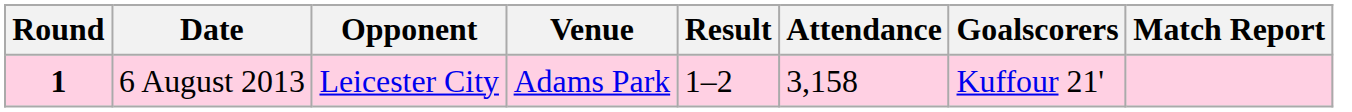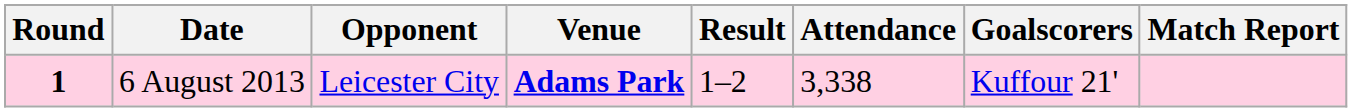(592, 80) normal -> (599, 80) bold
(822, 80) 3,158 -> (836, 80) 3,338
